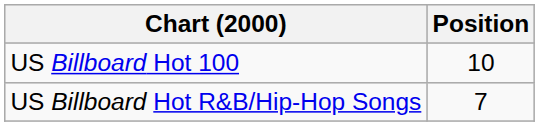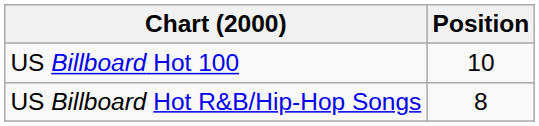(481, 101) 7 -> (481, 101) 8
